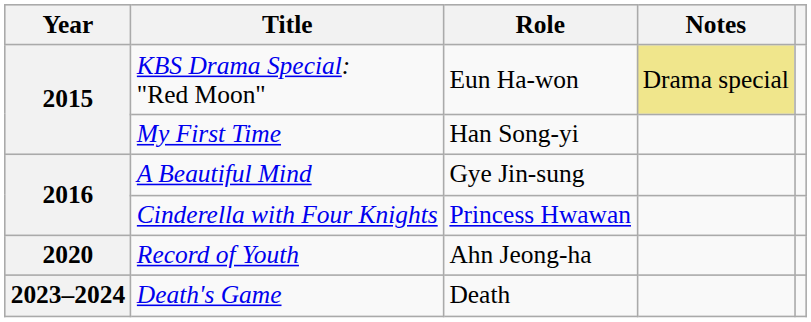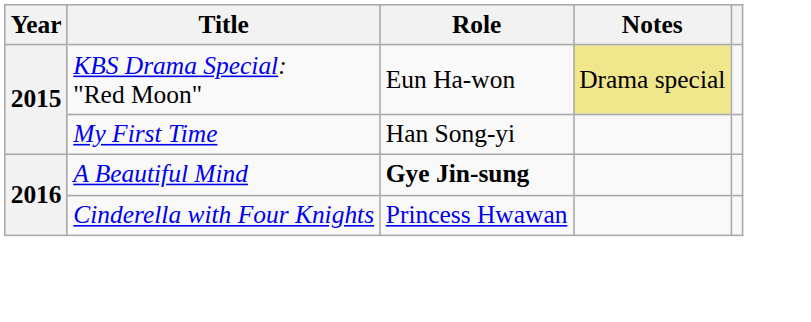(517, 174) normal -> (458, 174) bold
- row: (218, 255)
- row: (209, 295)
